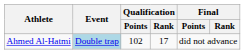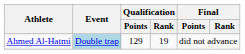(136, 42) 102 -> (136, 42) 129
(164, 42) 17 -> (164, 42) 19
